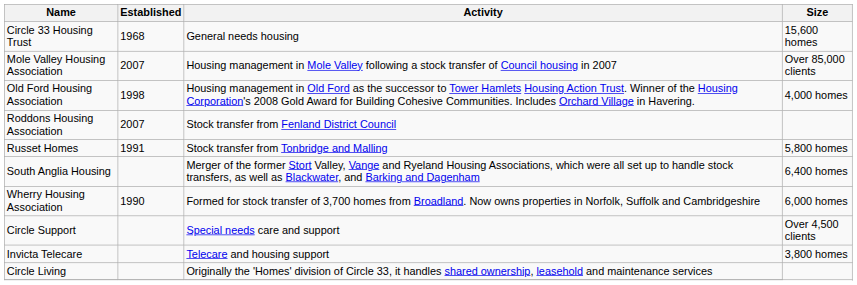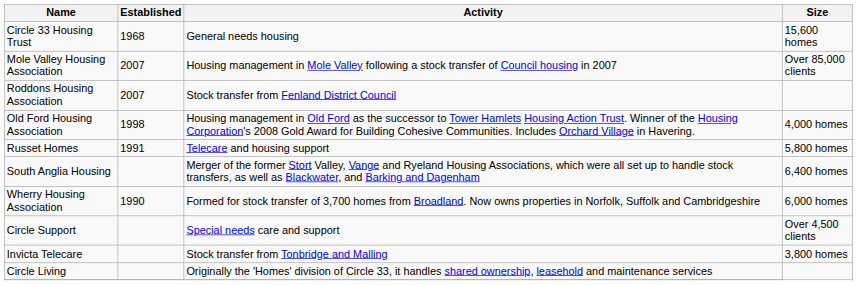rows swapped: (49, 95) <-> (50, 124)
(287, 148) Stock transfer from Tonbridge and Malling -> (258, 148) Telecare and housing support
(258, 254) Telecare and housing support -> (287, 254) Stock transfer from Tonbridge and Malling
